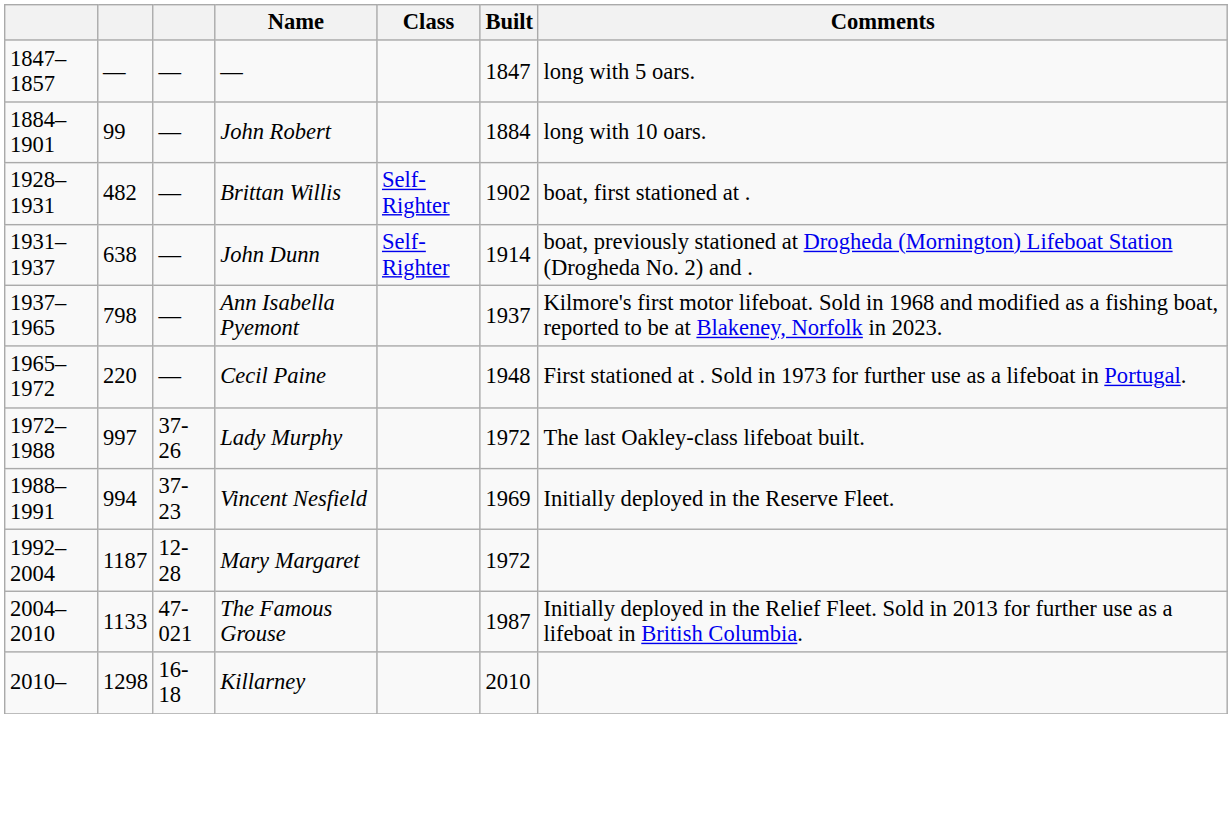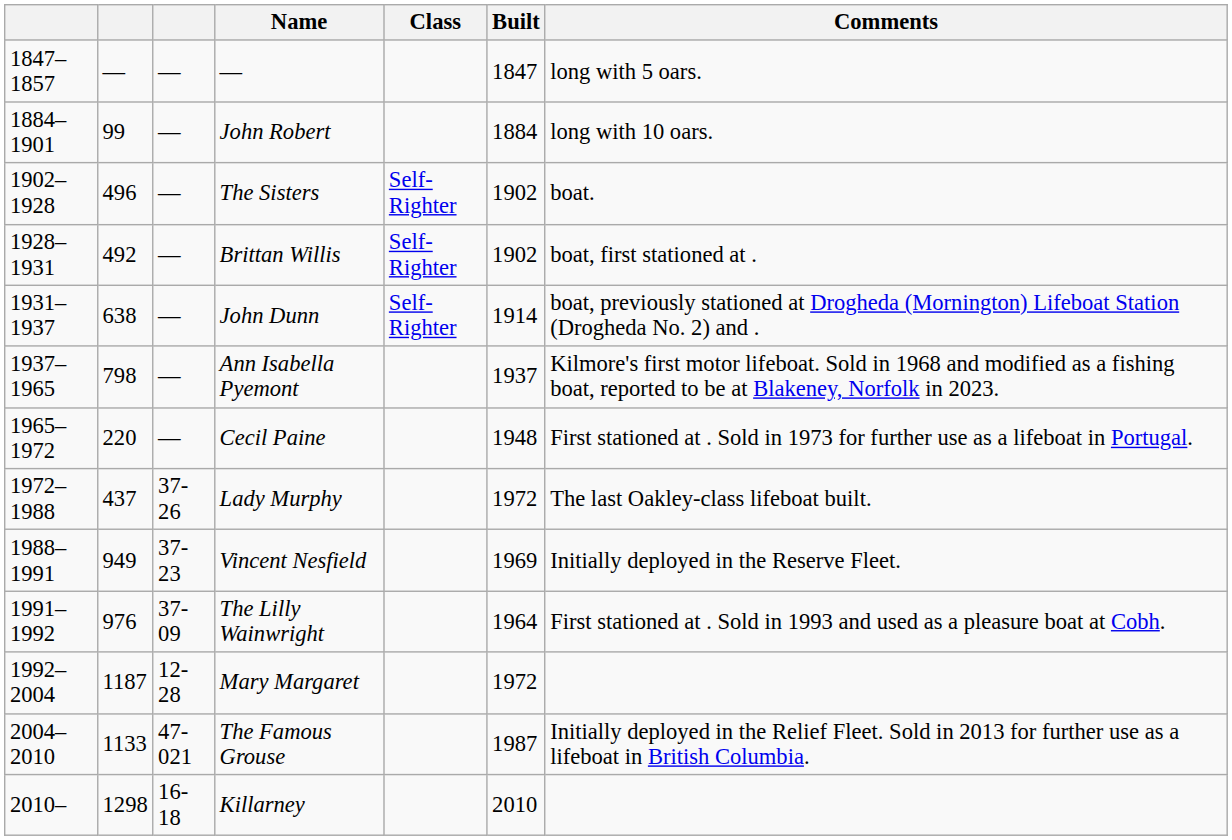+ row: (269, 193)
(120, 193) 482 -> (120, 254) 492
(120, 437) 997 -> (120, 498) 437
(120, 498) 994 -> (120, 560) 949
+ row: (272, 621)
